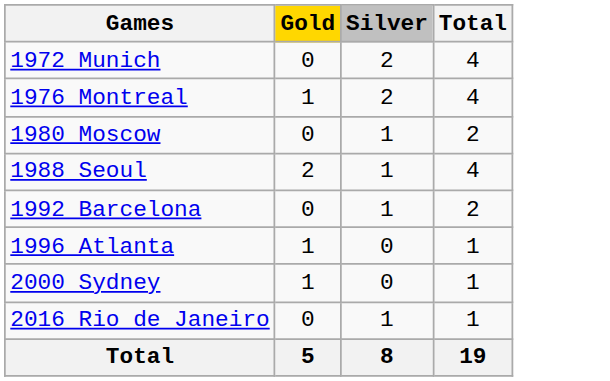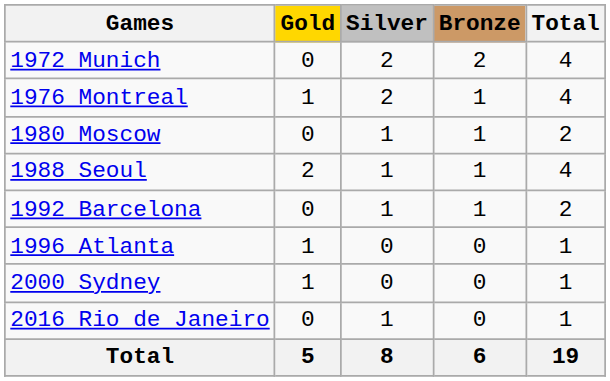+ column: (480, 23)
